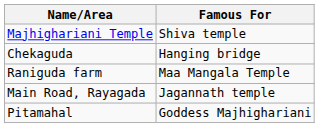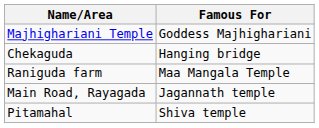(202, 34) Shiva temple -> (235, 34) Goddess Majhighariani
(235, 113) Goddess Majhighariani -> (202, 113) Shiva temple
